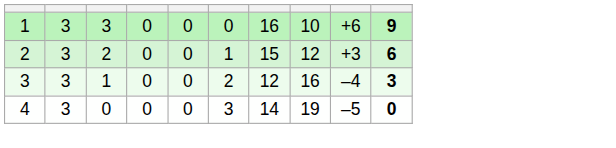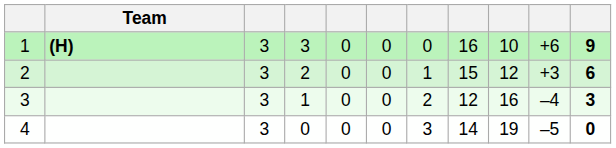+ column: (145, 18)
